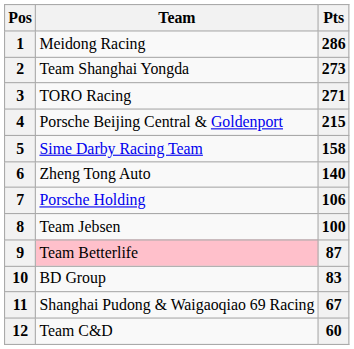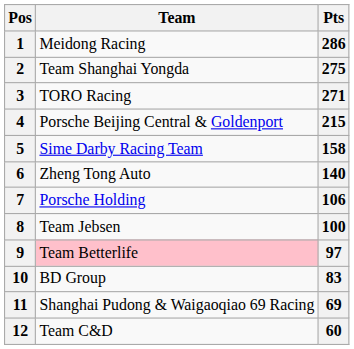(334, 70) 273 -> (334, 70) 275
(334, 253) 87 -> (334, 253) 97
(334, 305) 67 -> (334, 305) 69
